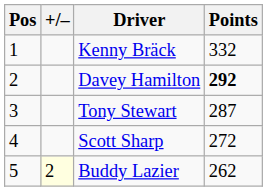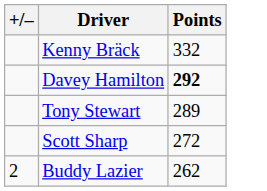- column: (23, 19)
(223, 110) 287 -> (187, 110) 289
(50, 171) lightyellow background -> (13, 171) no background
